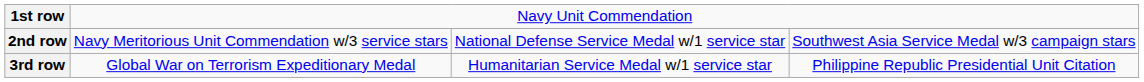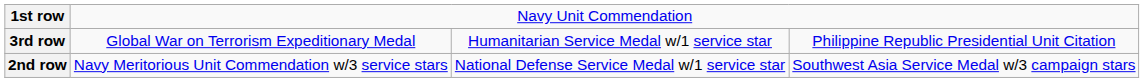rows swapped: (37, 41) <-> (37, 65)
